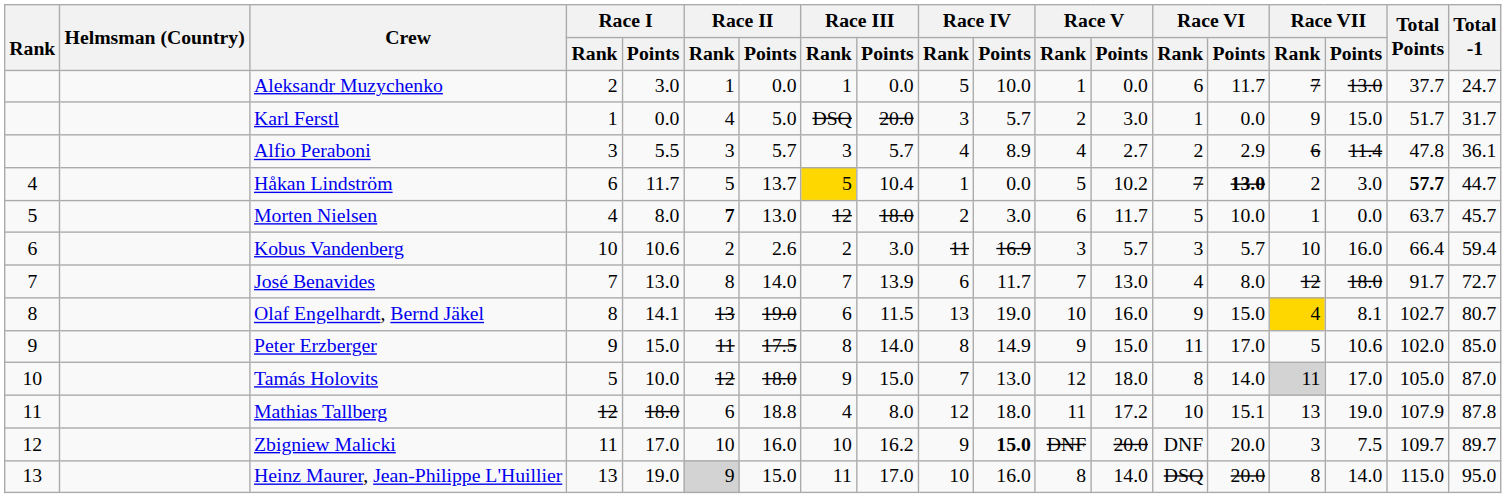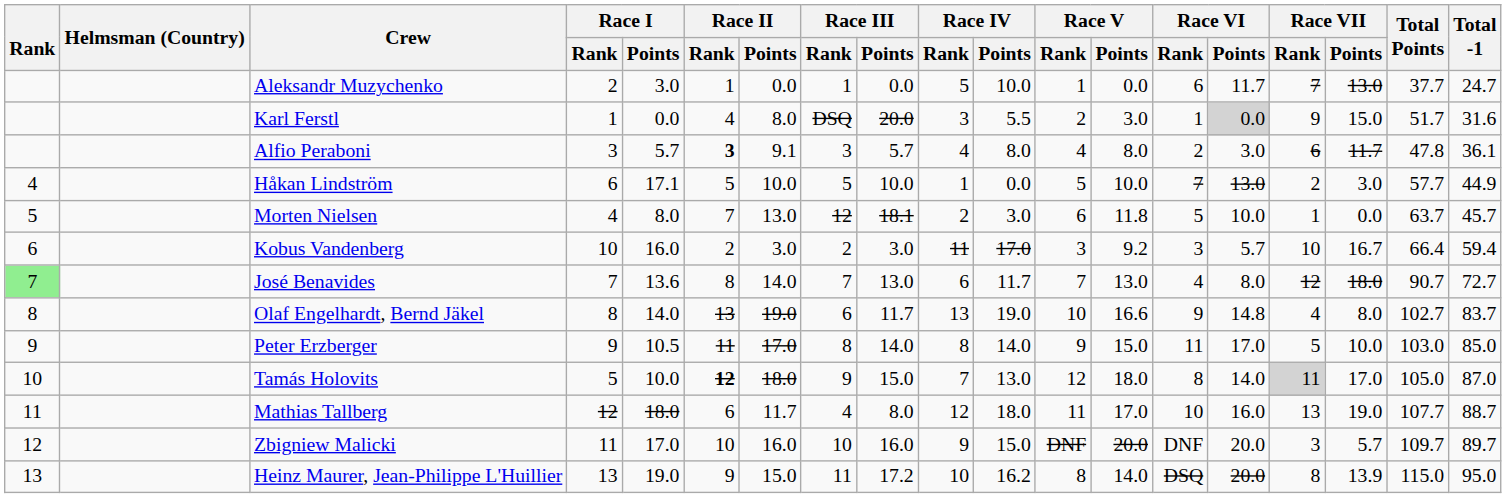(784, 118) 5.0 -> (784, 118) 8.0
(1019, 118) 5.7 -> (1019, 118) 5.5
(1253, 118) no background -> (1253, 118) lightgrey background
(1479, 118) 31.7 -> (1479, 118) 31.6
(667, 151) 5.5 -> (667, 151) 5.7
(730, 151) normal -> (730, 151) bold
(784, 151) 5.7 -> (784, 151) 9.1
(1019, 151) 8.9 -> (1019, 151) 8.0
(1136, 151) 2.7 -> (1136, 151) 8.0
(1253, 151) 2.9 -> (1253, 151) 3.0
(1365, 151) 11.4 -> (1365, 151) 11.7
(663, 183) 11.7 -> (662, 183) 17.1
(779, 183) 13.7 -> (779, 183) 10.0
(847, 183) gold background -> (847, 183) no background
(896, 183) 10.4 -> (896, 183) 10.0
(1131, 183) 10.2 -> (1131, 183) 10.0
(1248, 183) bold -> (1248, 183) normal
(1427, 183) bold -> (1427, 183) normal
(1479, 183) 44.7 -> (1479, 183) 44.9
(730, 216) bold -> (730, 216) normal
(896, 216) 18.0 -> (896, 216) 18.1
(1131, 216) 11.7 -> (1131, 216) 11.8
(662, 248) 10.6 -> (662, 248) 16.0
(784, 248) 2.6 -> (784, 248) 3.0
(1014, 248) 16.9 -> (1014, 248) 17.0
(1136, 248) 5.7 -> (1136, 248) 9.2
(1365, 248) 16.0 -> (1365, 248) 16.7
(32, 281) no background -> (32, 281) lightgreen background
(662, 281) 13.0 -> (662, 281) 13.6
(896, 281) 13.9 -> (896, 281) 13.0
(1427, 281) 91.7 -> (1427, 281) 90.7
(662, 313) 14.1 -> (662, 313) 14.0
(897, 313) 11.5 -> (897, 313) 11.7
(1131, 313) 16.0 -> (1131, 313) 16.6
(1248, 313) 15.0 -> (1248, 313) 14.8
(1315, 313) gold background -> (1315, 313) no background
(1370, 313) 8.1 -> (1370, 313) 8.0
(1479, 313) 80.7 -> (1479, 313) 83.7
(662, 346) 15.0 -> (662, 346) 10.5
(779, 346) 17.5 -> (779, 346) 17.0
(1014, 346) 14.9 -> (1014, 346) 14.0
(1365, 346) 10.6 -> (1365, 346) 10.0
(1422, 346) 102.0 -> (1422, 346) 103.0
(725, 379) normal -> (725, 379) bold
(779, 411) 18.8 -> (780, 411) 11.7
(1131, 411) 17.2 -> (1131, 411) 17.0
(1248, 411) 15.1 -> (1248, 411) 16.0
(1422, 411) 107.9 -> (1422, 411) 107.7
(1479, 411) 87.8 -> (1479, 411) 88.7
(896, 444) 16.2 -> (896, 444) 16.0
(1014, 444) bold -> (1014, 444) normal
(1370, 444) 7.5 -> (1370, 444) 5.7
(730, 476) lightgrey background -> (730, 476) no background
(896, 476) 17.0 -> (896, 476) 17.2
(1014, 476) 16.0 -> (1014, 476) 16.2
(1365, 476) 14.0 -> (1365, 476) 13.9
